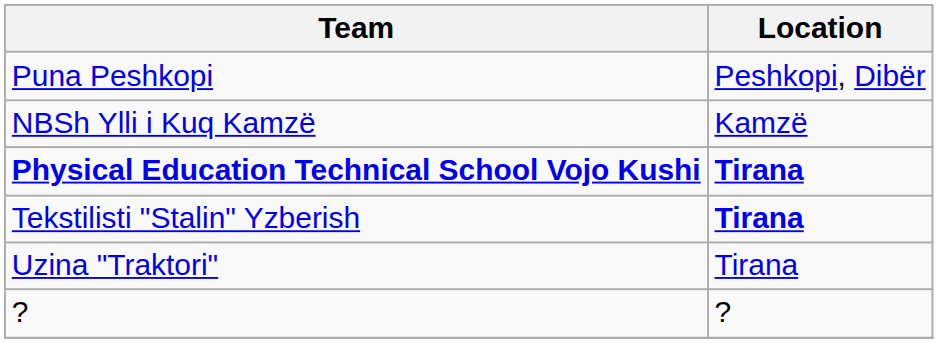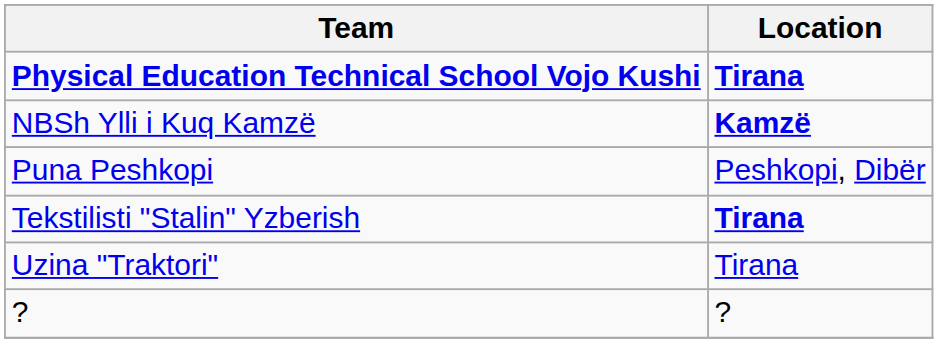rows swapped: (356, 170) <-> (112, 75)
(761, 123) normal -> (763, 123) bold
